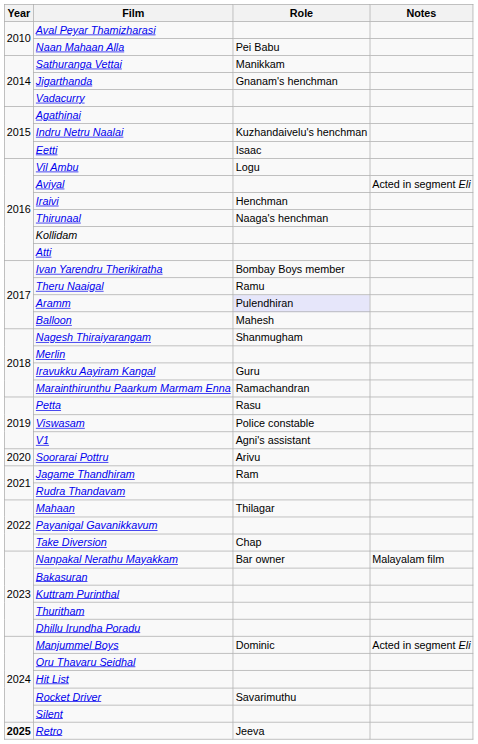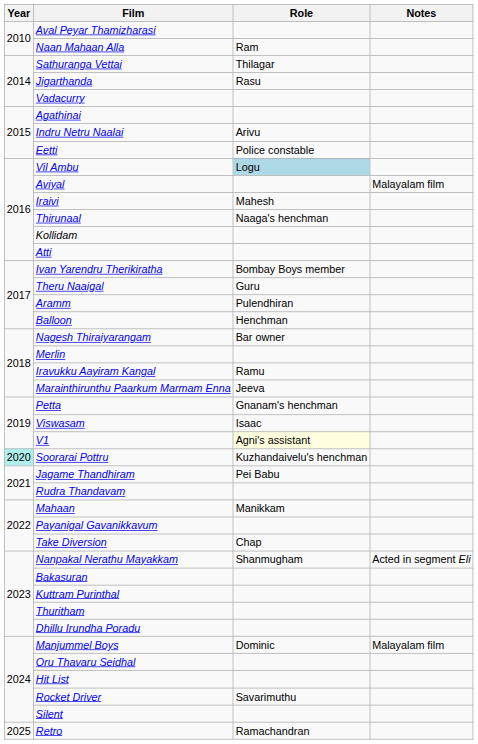(258, 47) Pei Babu -> (247, 47) Ram
(260, 64) Manikkam -> (255, 64) Thilagar
(287, 81) Gnanam's henchman -> (248, 81) Rasu
(301, 133) Kuzhandaivelu's henchman -> (248, 133) Arivu
(249, 150) Isaac -> (275, 150) Police constable
(248, 167) no background -> (248, 167) lightblue background
(421, 184) Acted in segment Eli -> (408, 184) Malayalam film
(262, 201) Henchman -> (255, 201) Mahesh
(250, 286) Ramu -> (248, 286) Guru
(264, 304) lavender background -> (264, 304) no background
(255, 321) Mahesh -> (262, 321) Henchman
(269, 338) Shanmugham -> (260, 338) Bar owner
(248, 372) Guru -> (250, 372) Ramu
(273, 389) Ramachandran -> (250, 389) Jeeva
(248, 406) Rasu -> (287, 406) Gnanam's henchman
(275, 423) Police constable -> (249, 423) Isaac
(273, 440) no background -> (273, 440) lightyellow background
(19, 457) no background -> (19, 457) paleturquoise background
(248, 457) Arivu -> (301, 457) Kuzhandaivelu's henchman
(247, 474) Ram -> (258, 474) Pei Babu
(255, 509) Thilagar -> (260, 509) Manikkam
(260, 560) Bar owner -> (269, 560) Shanmugham
(408, 560) Malayalam film -> (421, 560) Acted in segment Eli
(421, 645) Acted in segment Eli -> (408, 645) Malayalam film
(19, 731) bold -> (19, 731) normal
(250, 731) Jeeva -> (273, 731) Ramachandran
